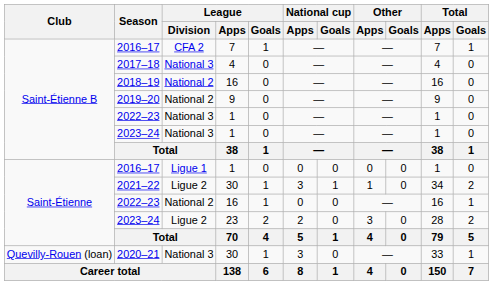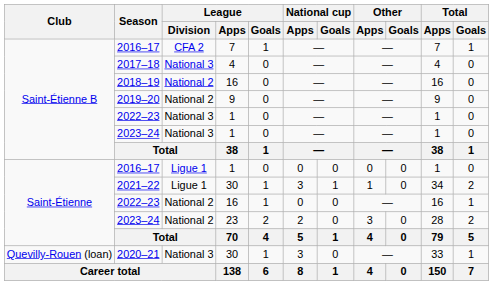(189, 185) Ligue 2 -> (189, 185) Ligue 1
(189, 220) Ligue 2 -> (189, 220) National 2
